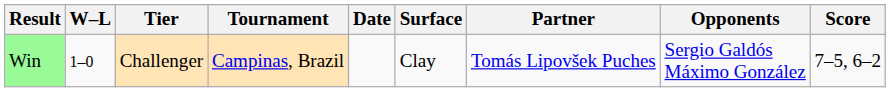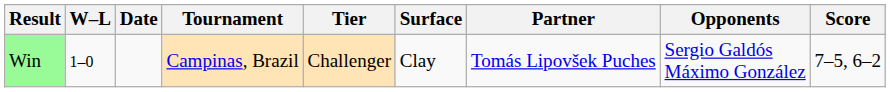columns swapped: (372, 19) <-> (161, 19)
